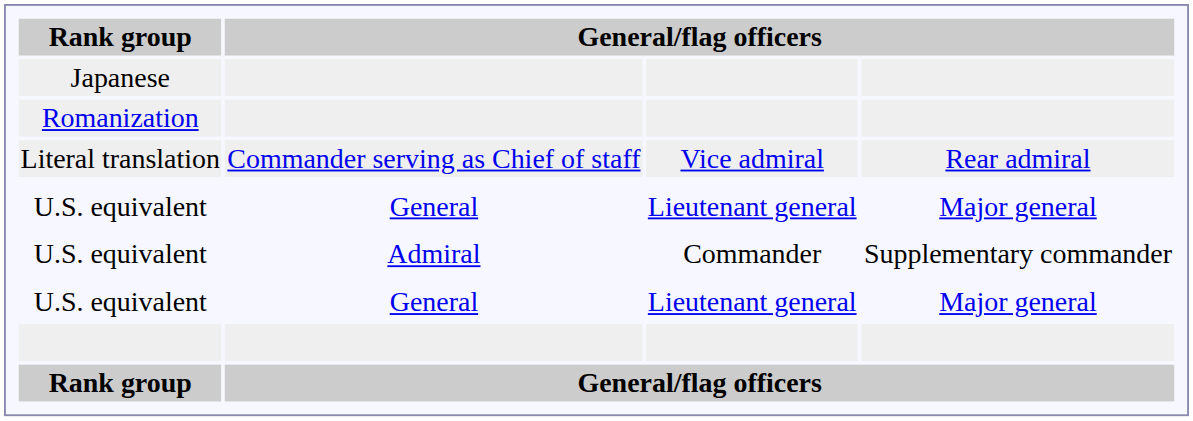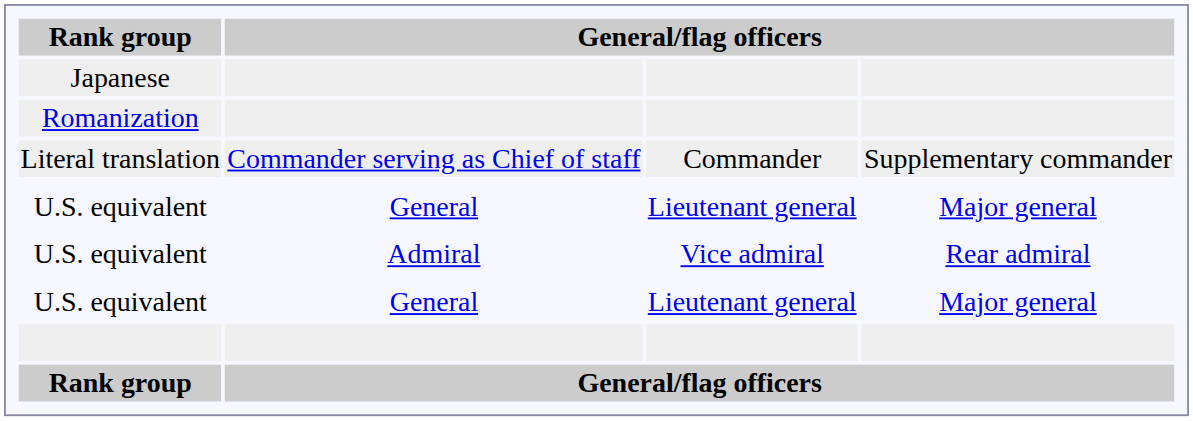(752, 158) Vice admiral -> (752, 158) Commander
(1018, 158) Rear admiral -> (1018, 158) Supplementary commander
(752, 253) Commander -> (752, 253) Vice admiral
(1018, 253) Supplementary commander -> (1018, 253) Rear admiral
